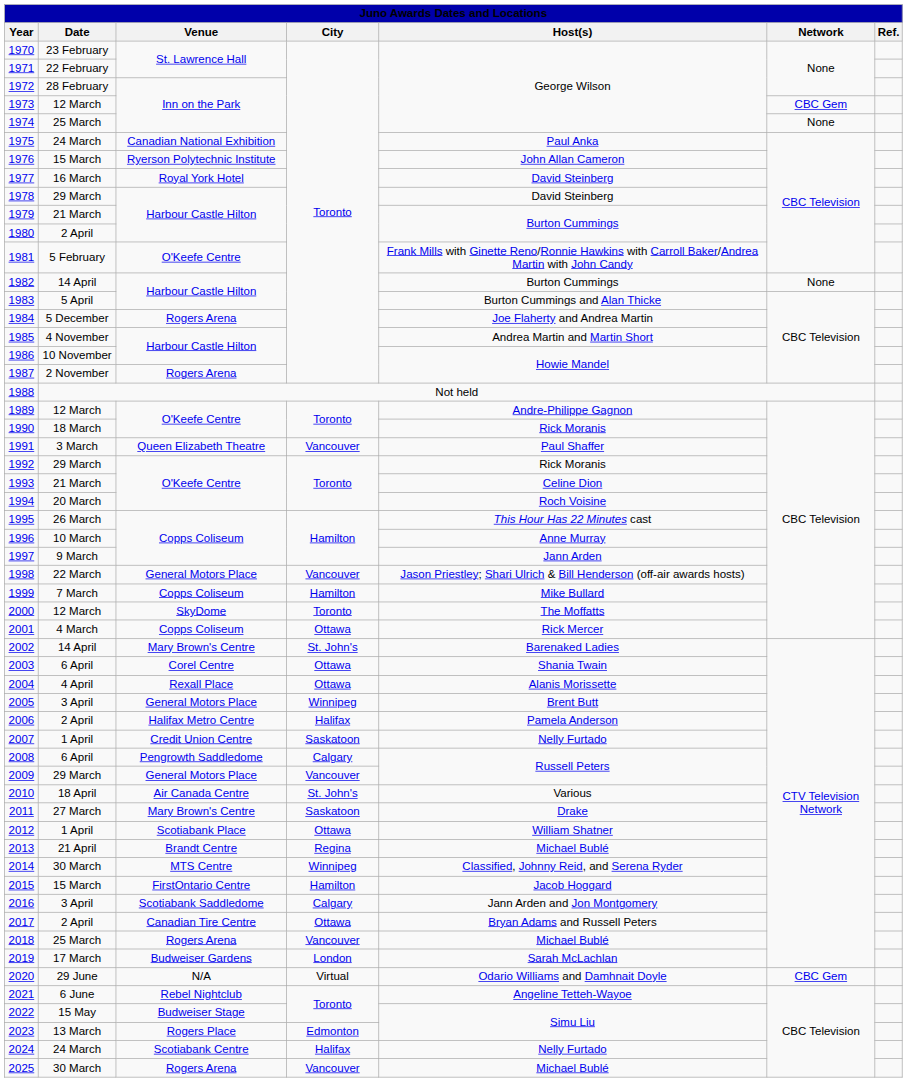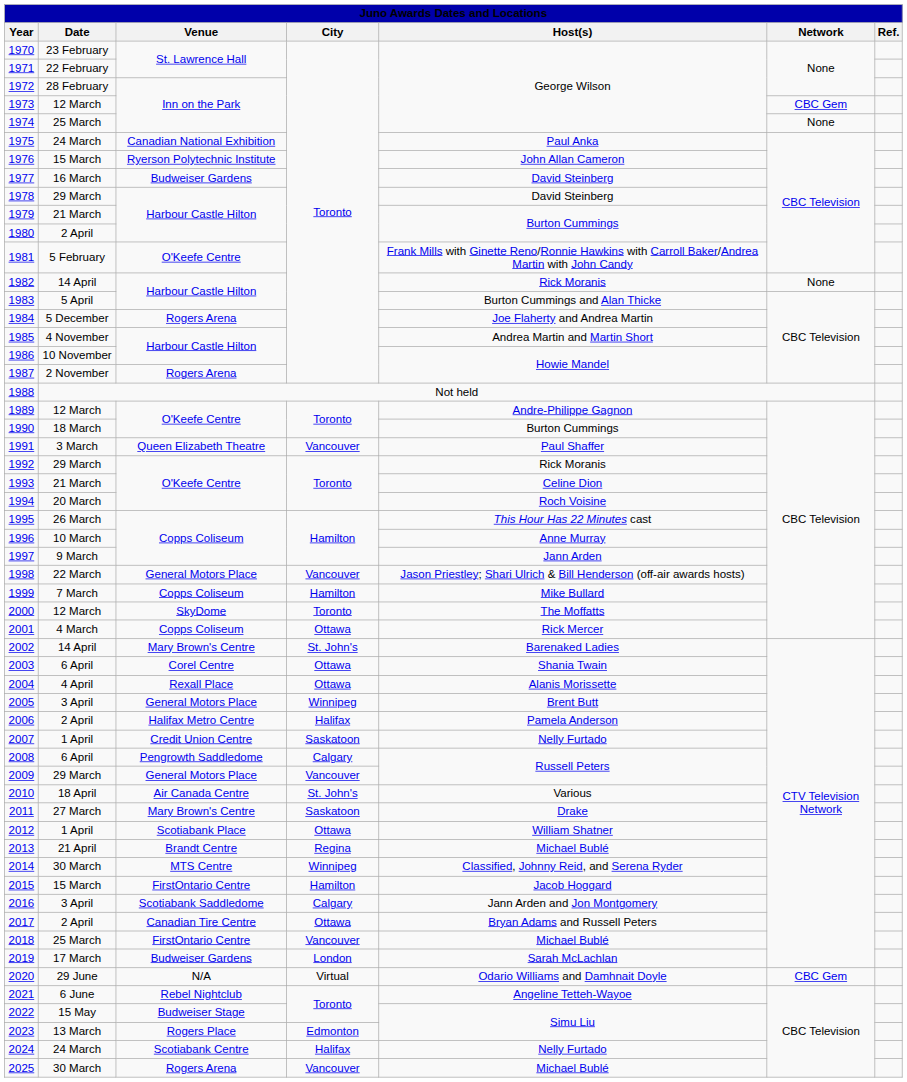(201, 178) Royal York Hotel -> (201, 178) Budweiser Gardens
(573, 282) Burton Cummings -> (572, 282) Rick Moranis
(572, 428) Rick Moranis -> (573, 428) Burton Cummings
(201, 940) Rogers Arena -> (201, 940) FirstOntario Centre
